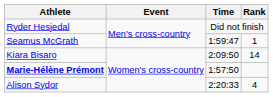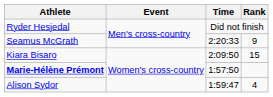(224, 41) 1:59:47 -> (224, 41) 2:20:33
(254, 41) 1 -> (254, 41) 9
(254, 56) 14 -> (254, 56) 15
(224, 85) 2:20:33 -> (224, 85) 1:59:47
